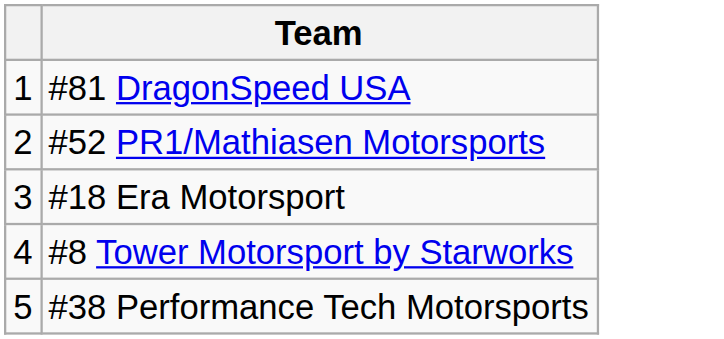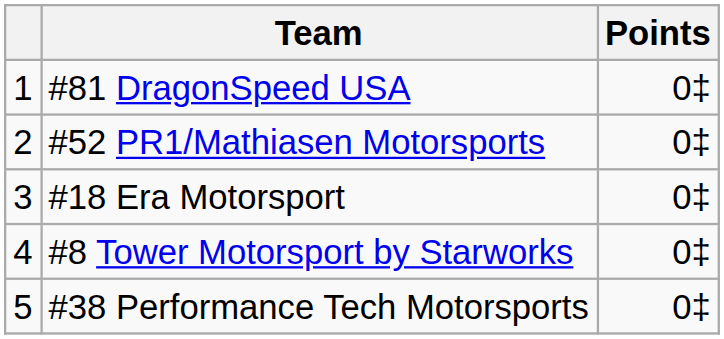+ column: (658, 33)
